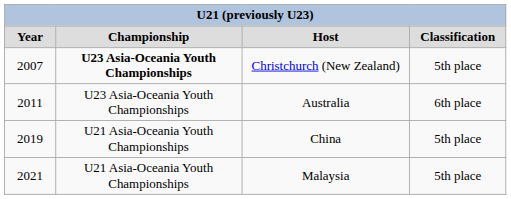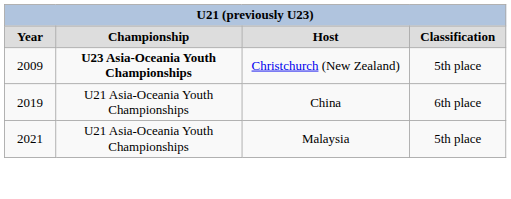(30, 65) 2007 -> (30, 65) 2009
- row: (326, 102)
(458, 139) 5th place -> (458, 102) 6th place
